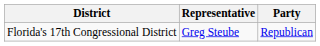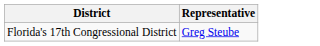- column: (287, 13)
